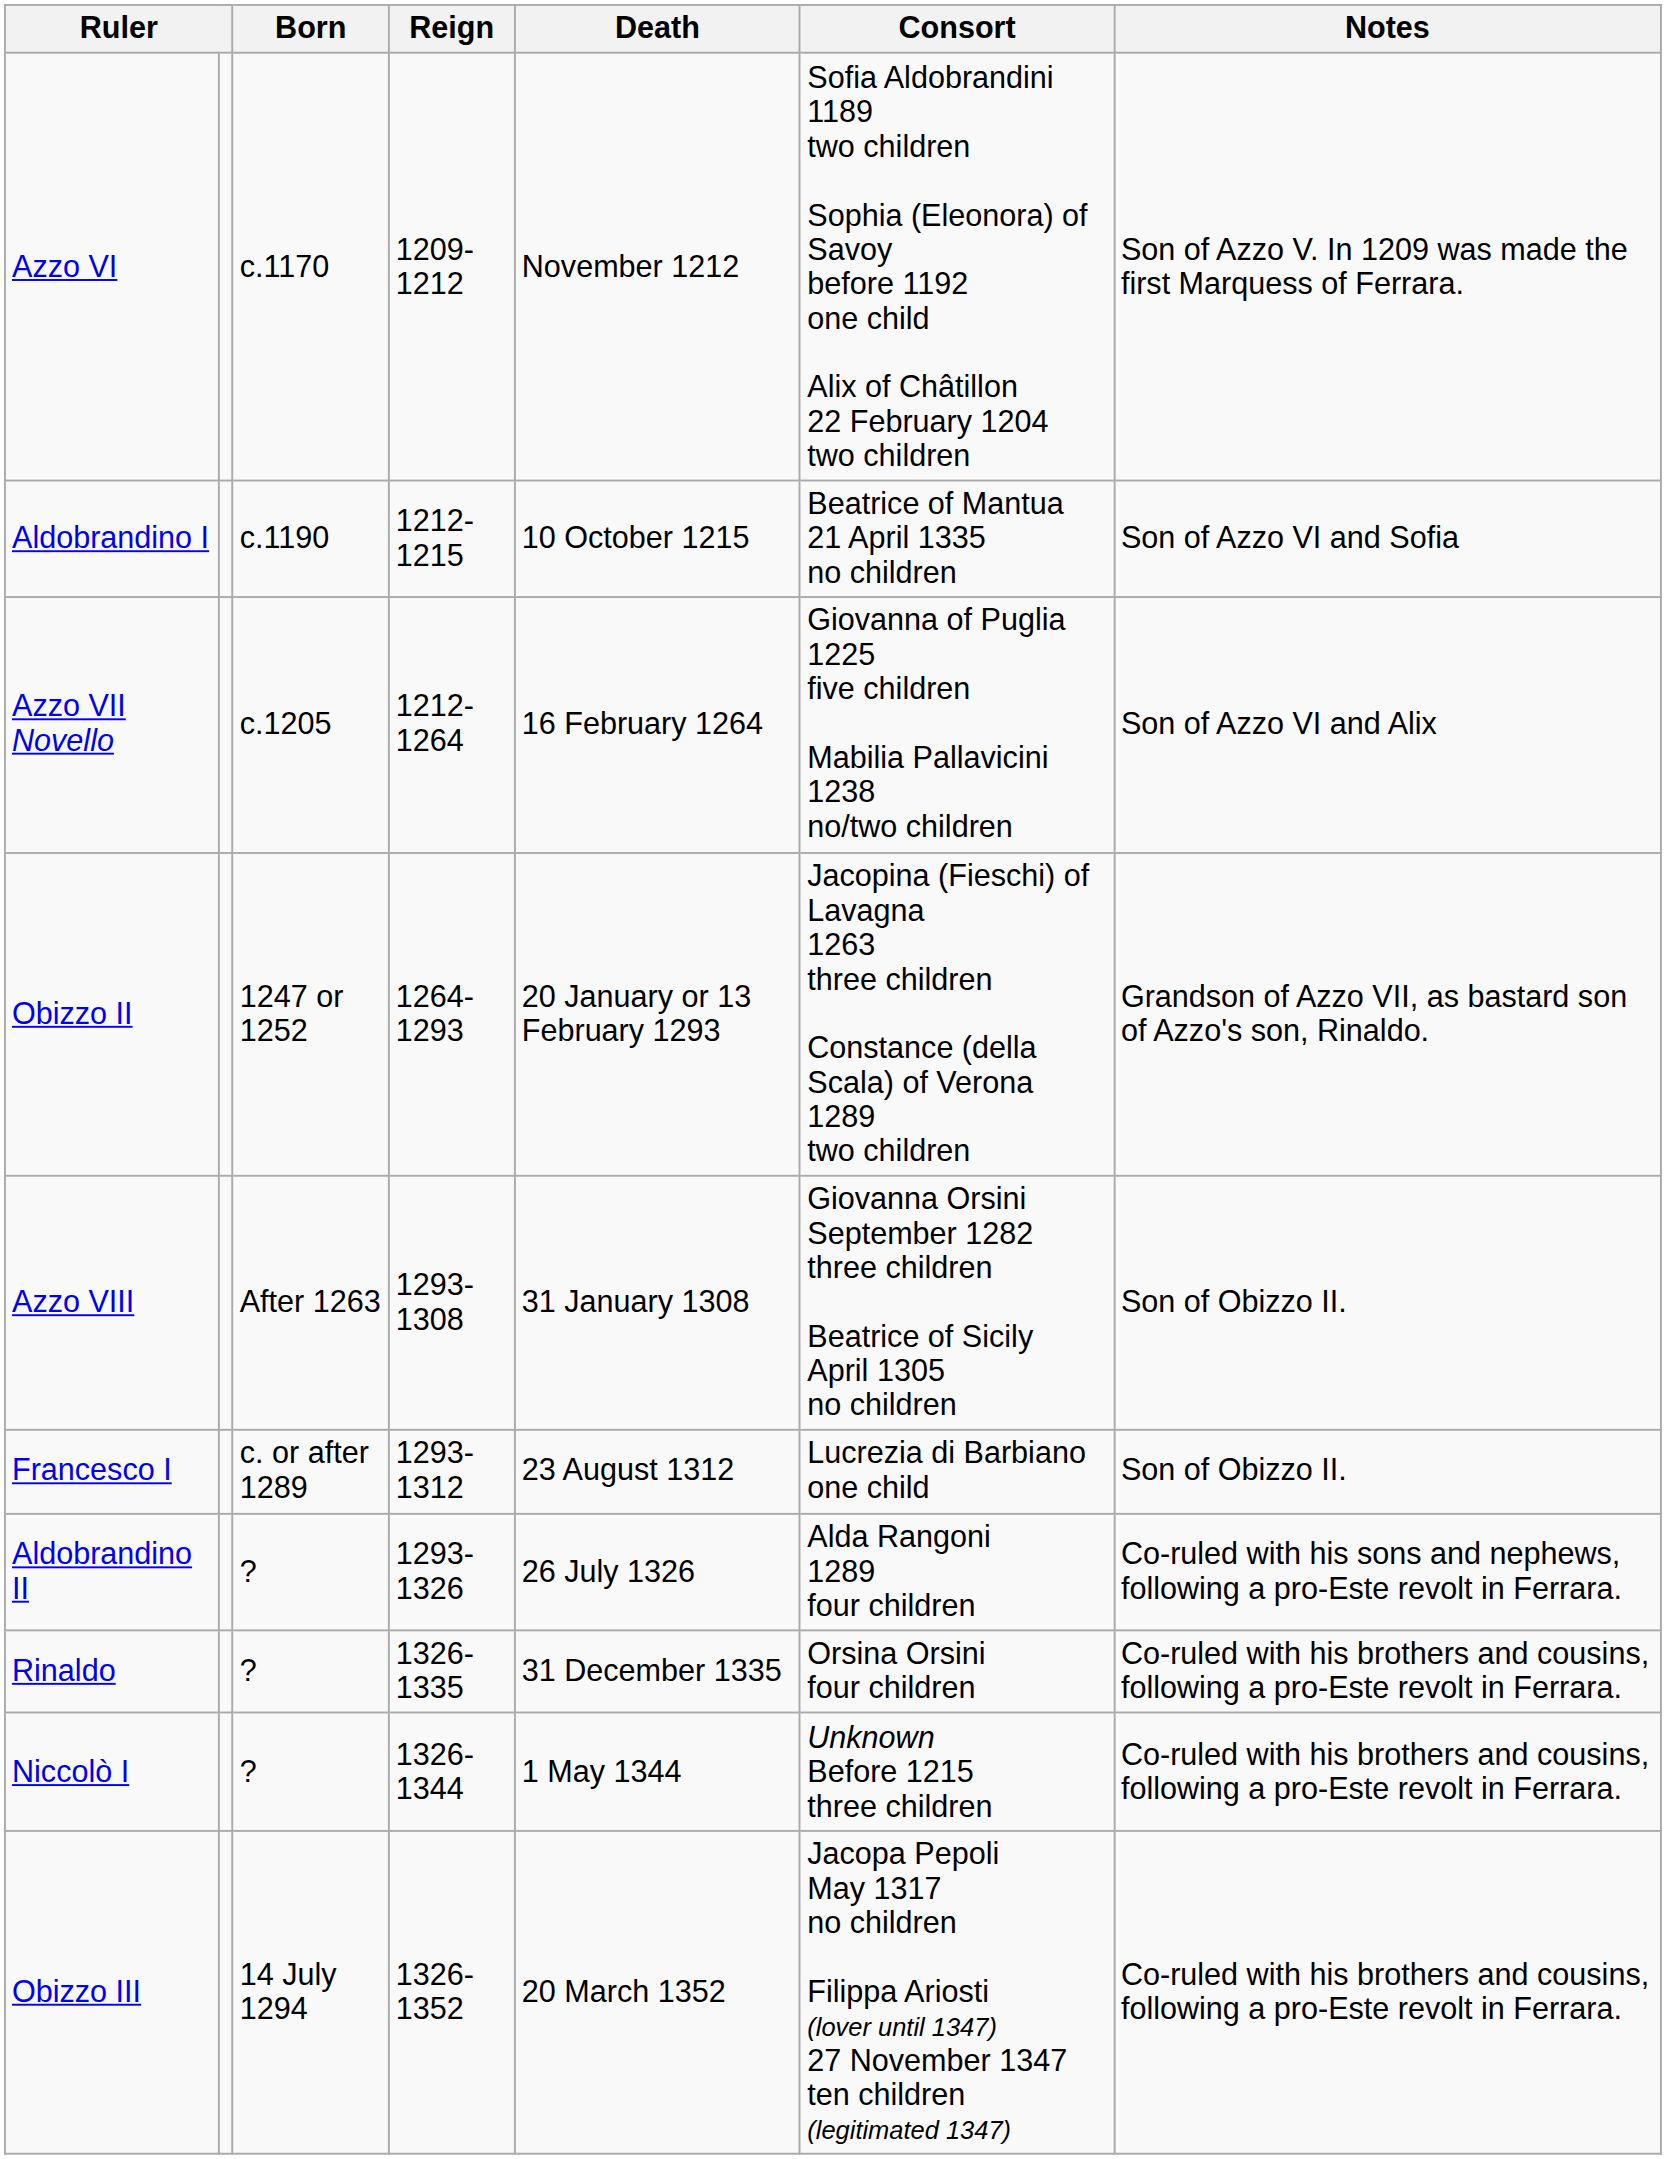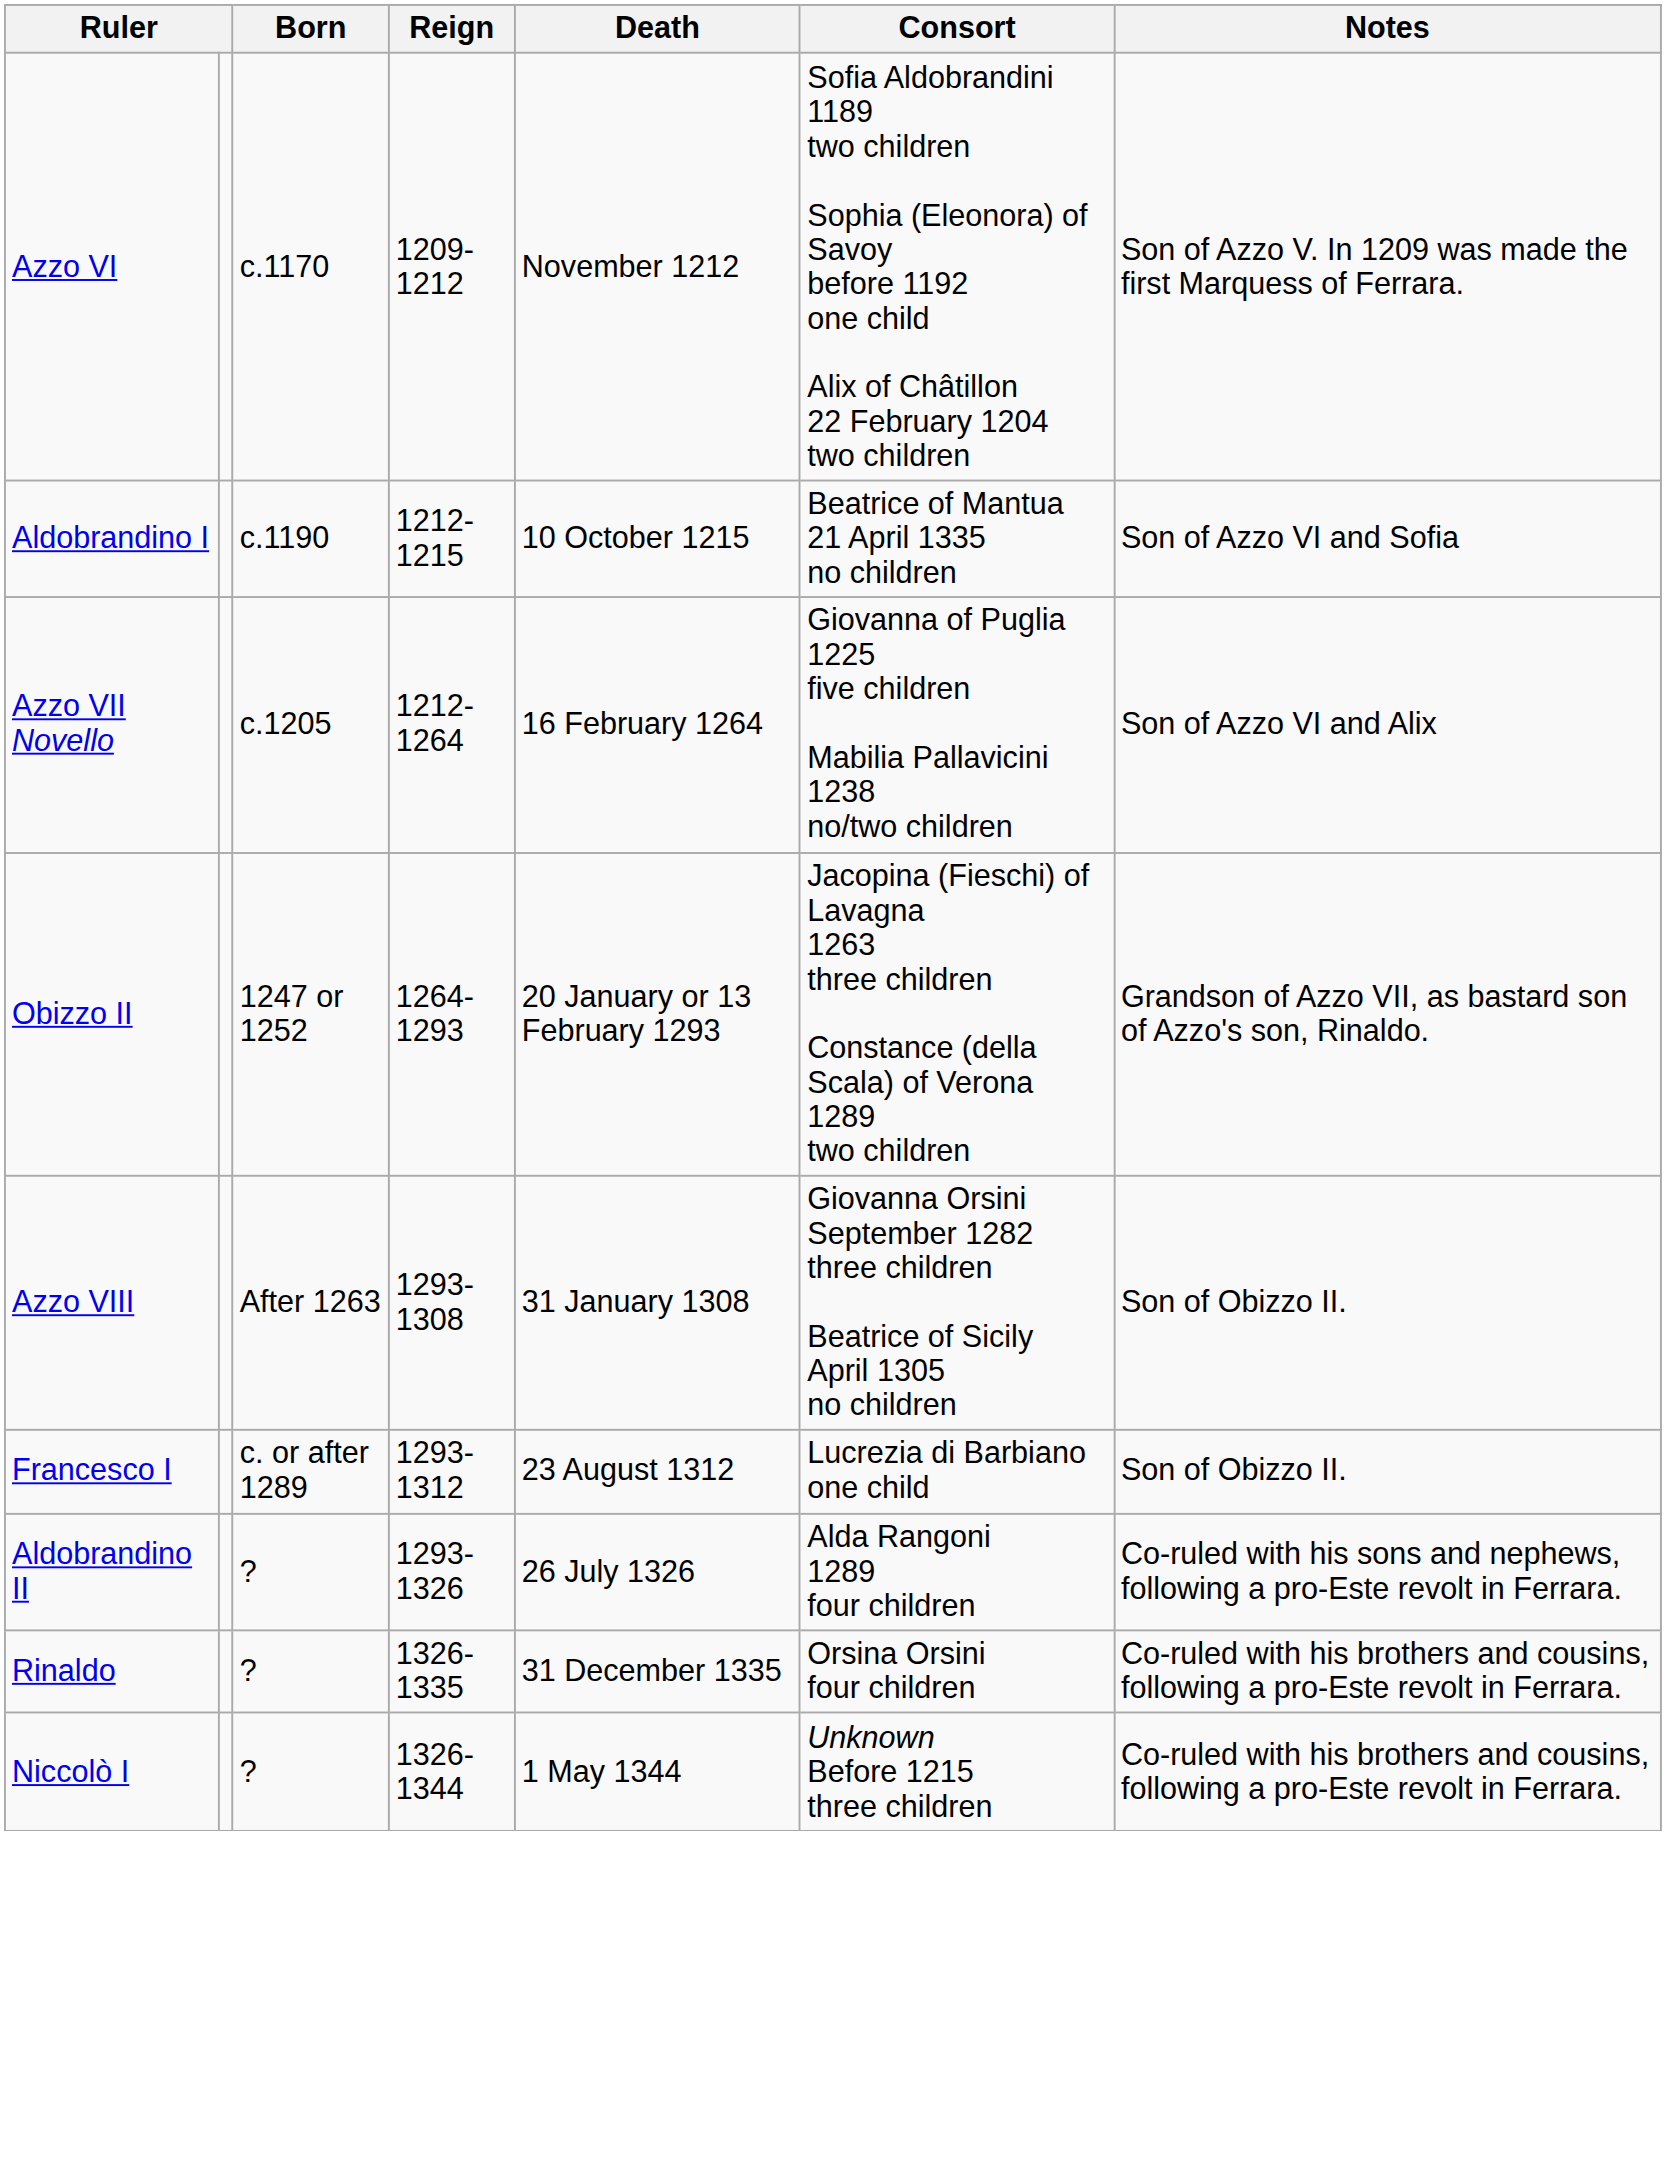- row: (77, 1991)
